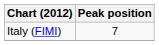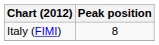(115, 31) 7 -> (115, 31) 8
